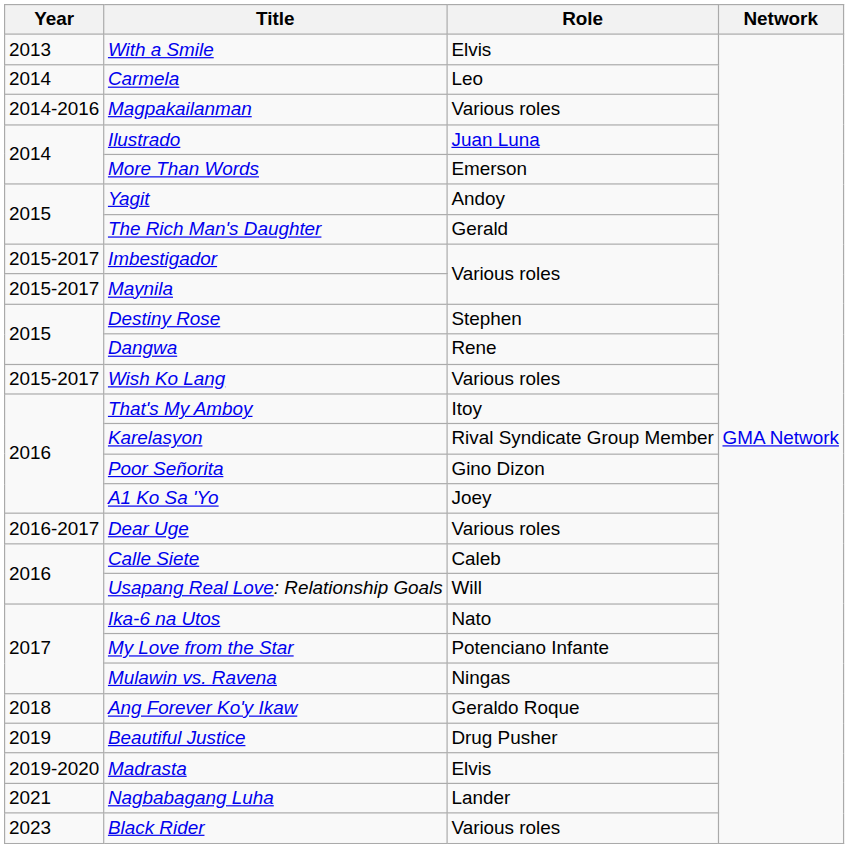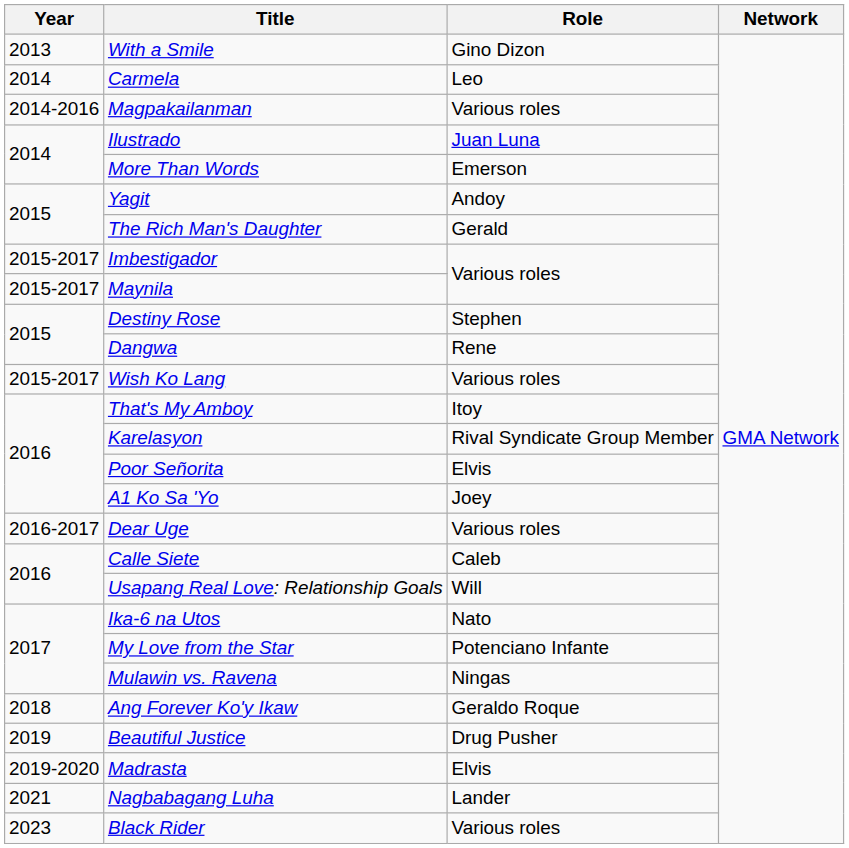(471, 49) Elvis -> (498, 49) Gino Dizon
(498, 468) Gino Dizon -> (471, 468) Elvis
